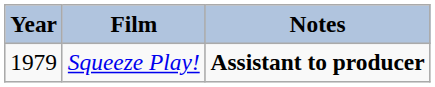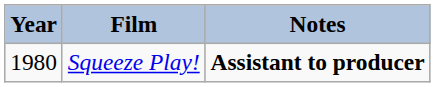(34, 62) 1979 -> (34, 62) 1980
